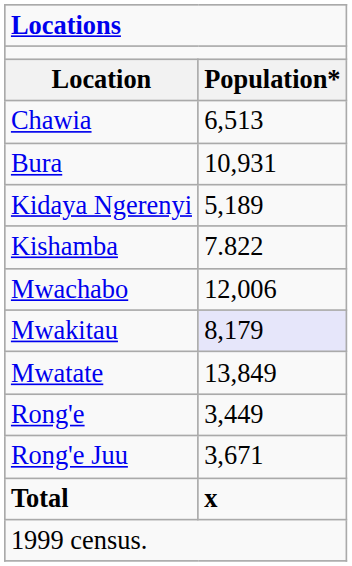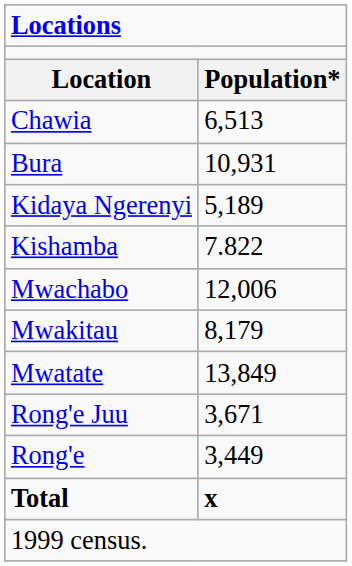(234, 330) lavender background -> (234, 330) no background
rows swapped: (48, 414) <-> (69, 456)
